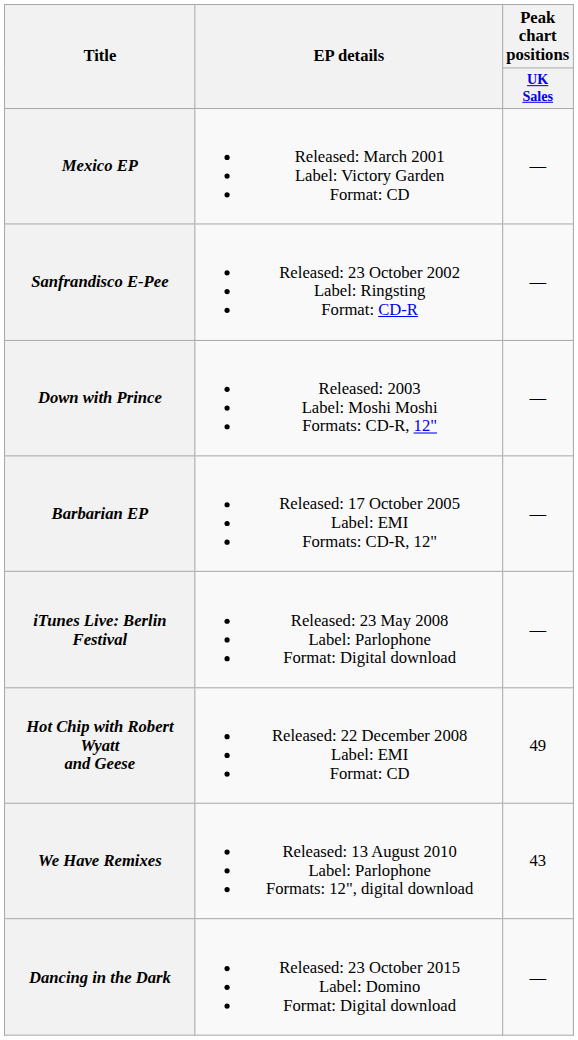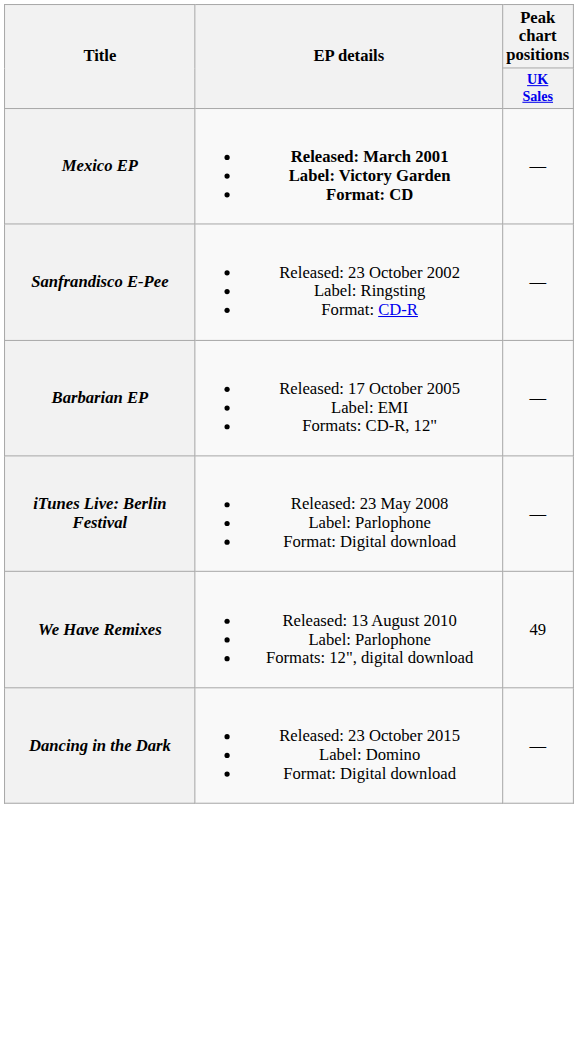(349, 176) normal -> (349, 176) bold
- row: (100, 397)
- row: (100, 745)
(538, 861) 43 -> (538, 629) 49
